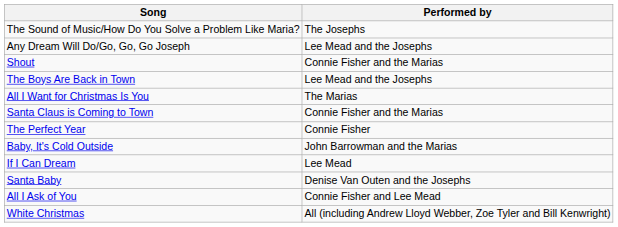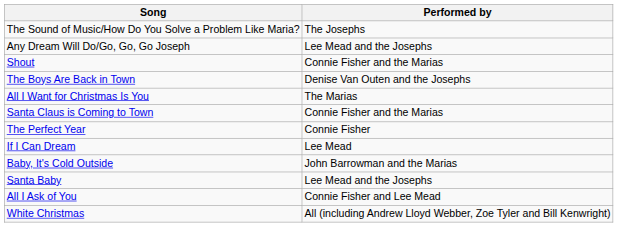(368, 79) Lee Mead and the Josephs -> (388, 79) Denise Van Outen and the Josephs
rows swapped: (41, 163) <-> (60, 146)
(388, 180) Denise Van Outen and the Josephs -> (368, 180) Lee Mead and the Josephs
